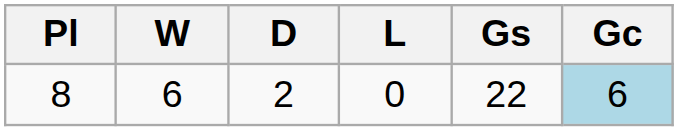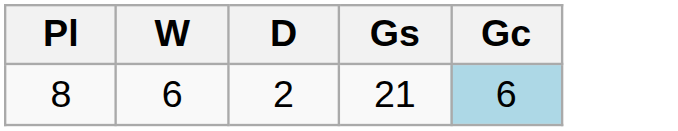- column: (395, 34)
(506, 93) 22 -> (395, 93) 21
